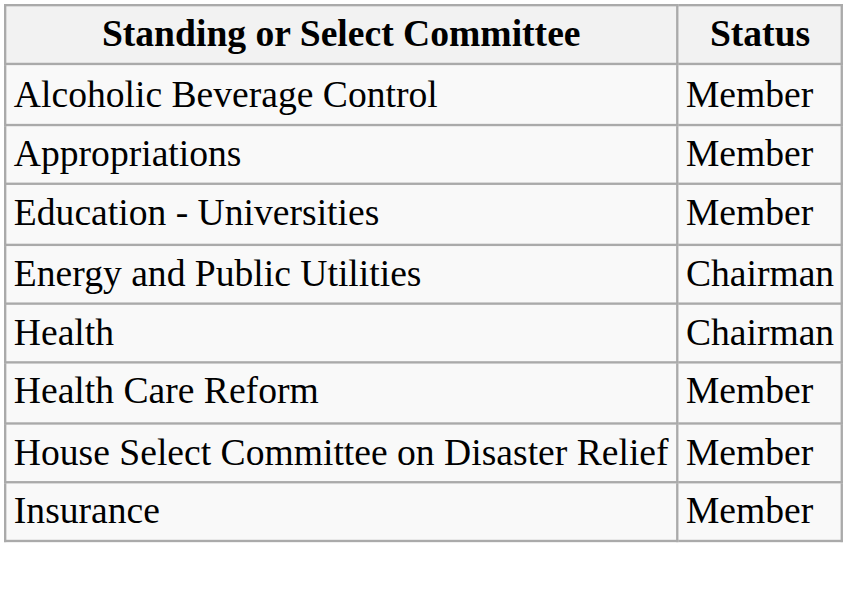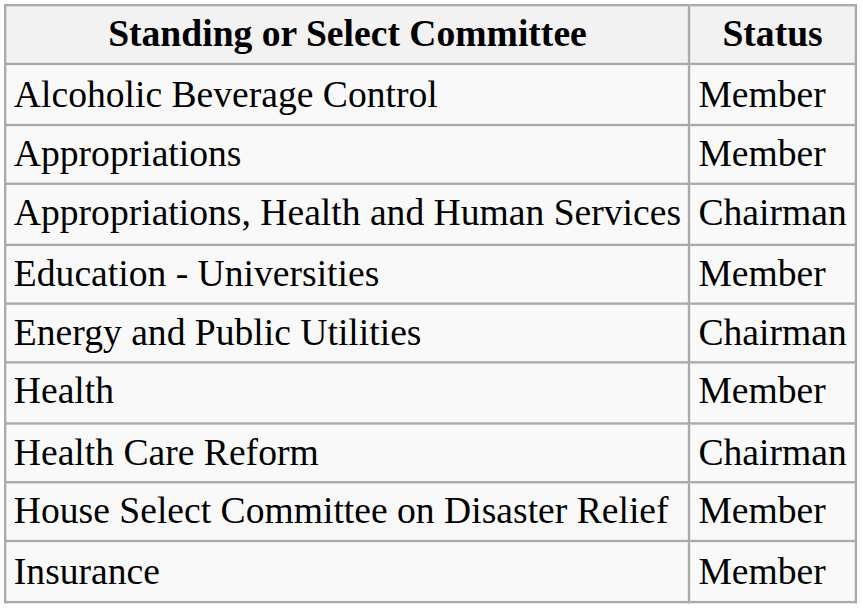+ row: (347, 213)
(760, 332) Chairman -> (762, 392) Member
(750, 392) Member -> (773, 451) Chairman
